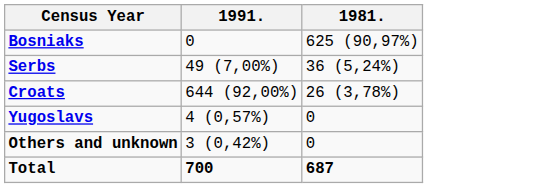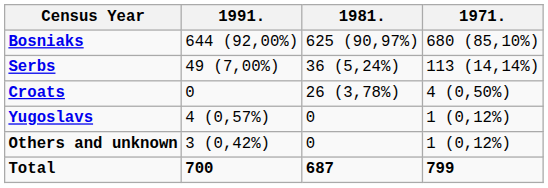+ column: (483, 18)
(190, 43) 0 -> (242, 43) 644 (92,00%)
(242, 94) 644 (92,00%) -> (190, 94) 0
